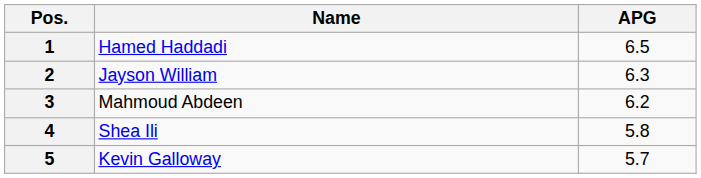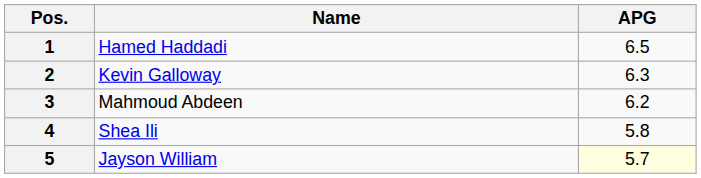(158, 74) Jayson William -> (160, 74) Kevin Galloway
(160, 159) Kevin Galloway -> (158, 159) Jayson William
(637, 159) no background -> (637, 159) lightyellow background
